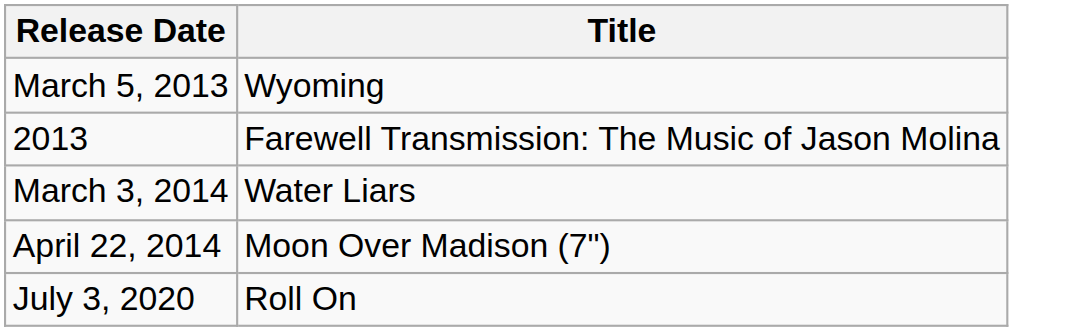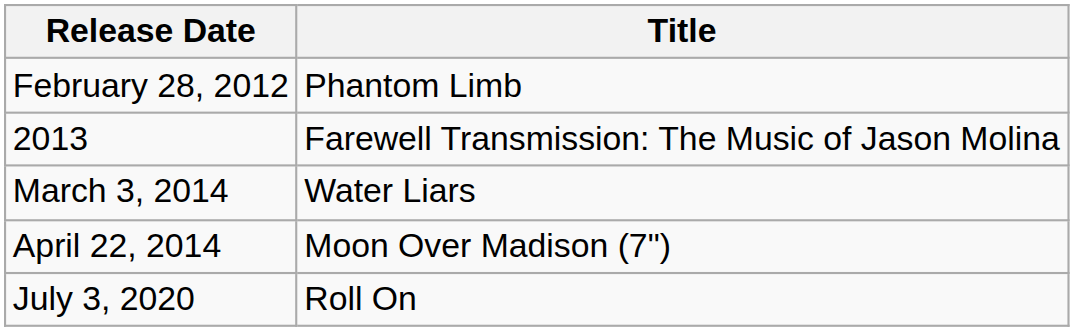+ row: (151, 84)
- row: (121, 84)
